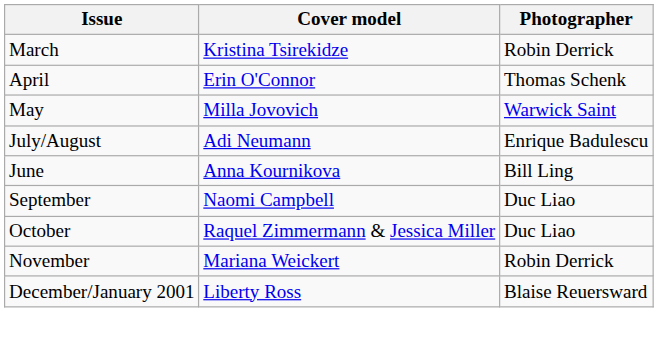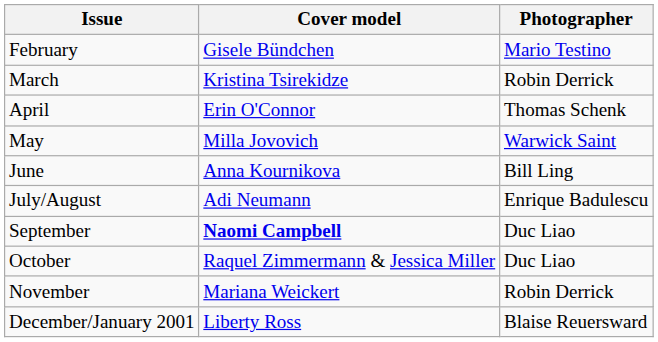+ row: (43, 49)
rows swapped: (26, 170) <-> (55, 140)
(269, 200) normal -> (272, 230) bold
